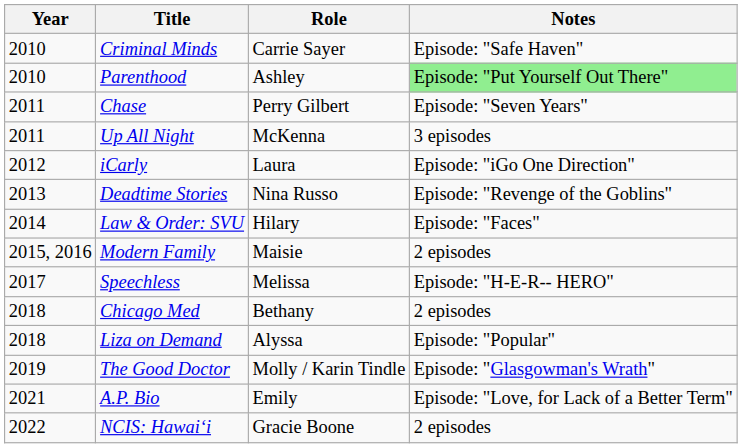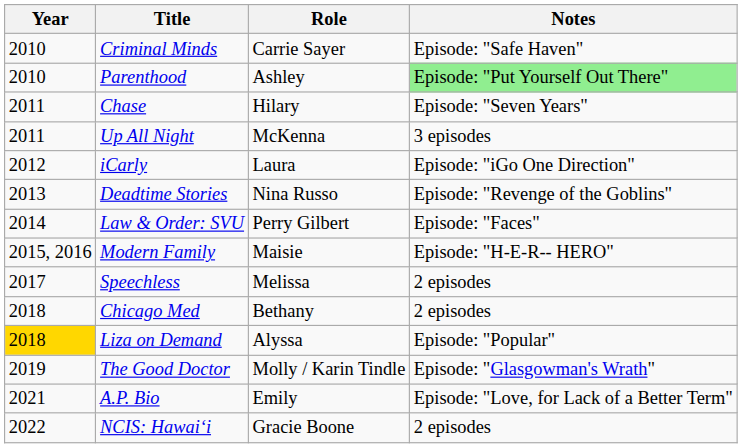(301, 106) Perry Gilbert -> (276, 106) Hilary
(276, 223) Hilary -> (301, 223) Perry Gilbert
(452, 252) 2 episodes -> (514, 252) Episode: "H-E-R-- HERO"
(514, 281) Episode: "H-E-R-- HERO" -> (452, 281) 2 episodes
(27, 340) no background -> (27, 340) gold background
